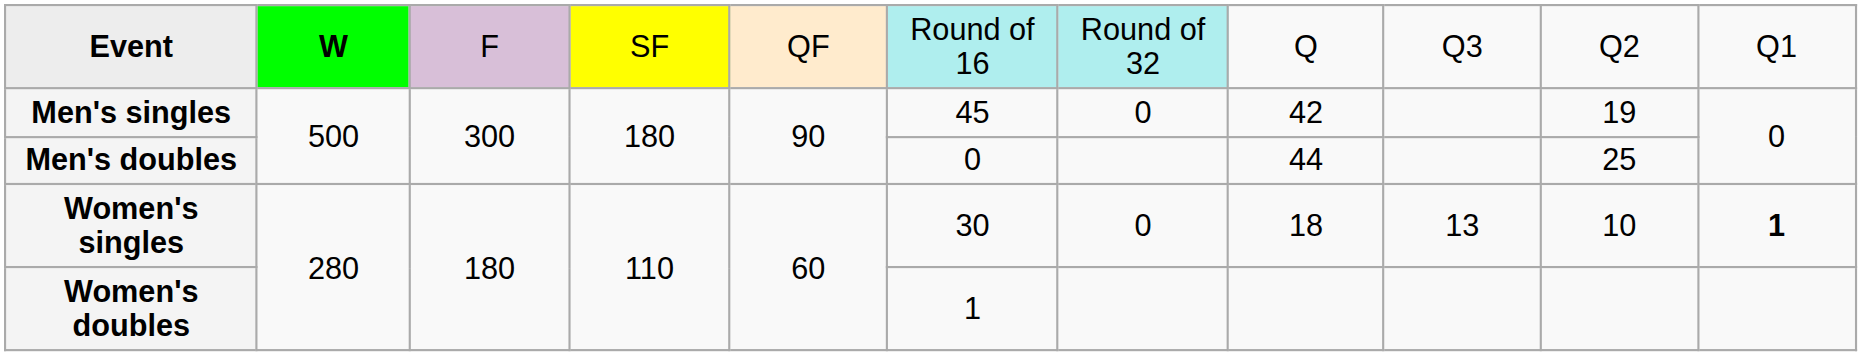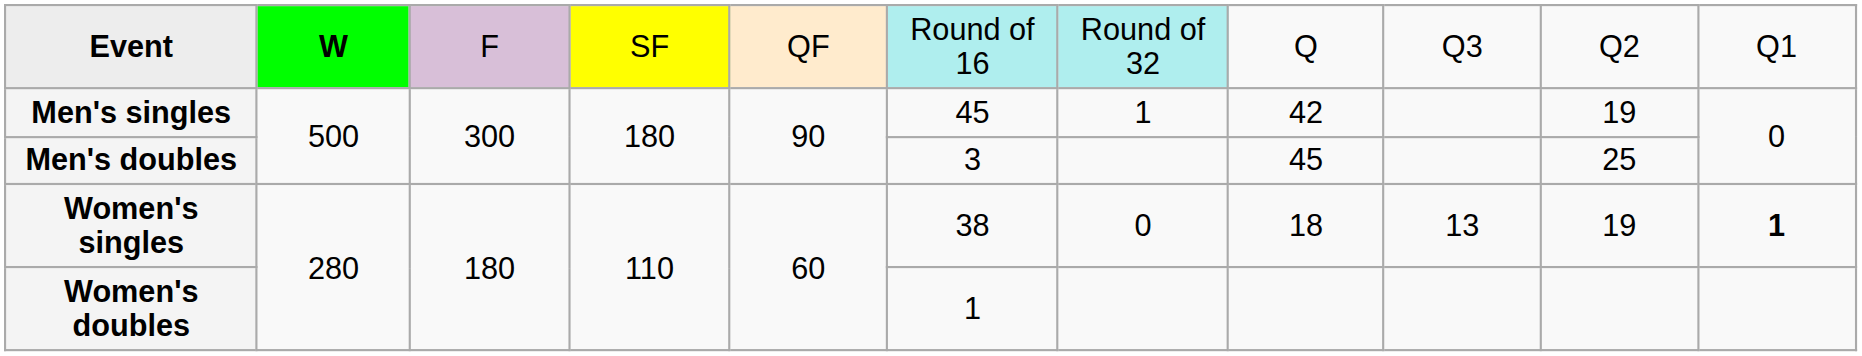(1143, 112) 0 -> (1143, 112) 1
(972, 161) 0 -> (972, 161) 3
(1306, 161) 44 -> (1306, 161) 45
(972, 226) 30 -> (972, 226) 38
(1619, 226) 10 -> (1619, 226) 19
